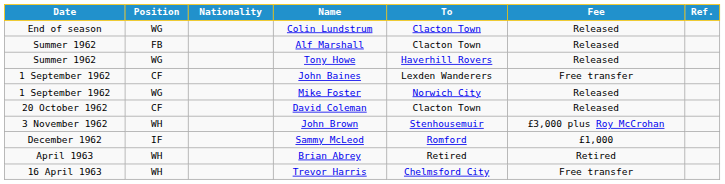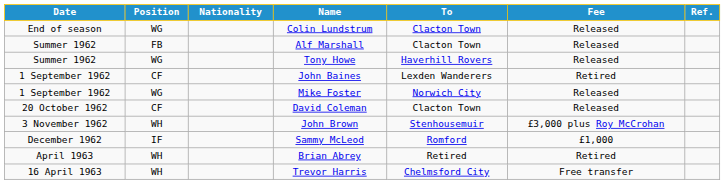(596, 76) Free transfer -> (596, 76) Retired
